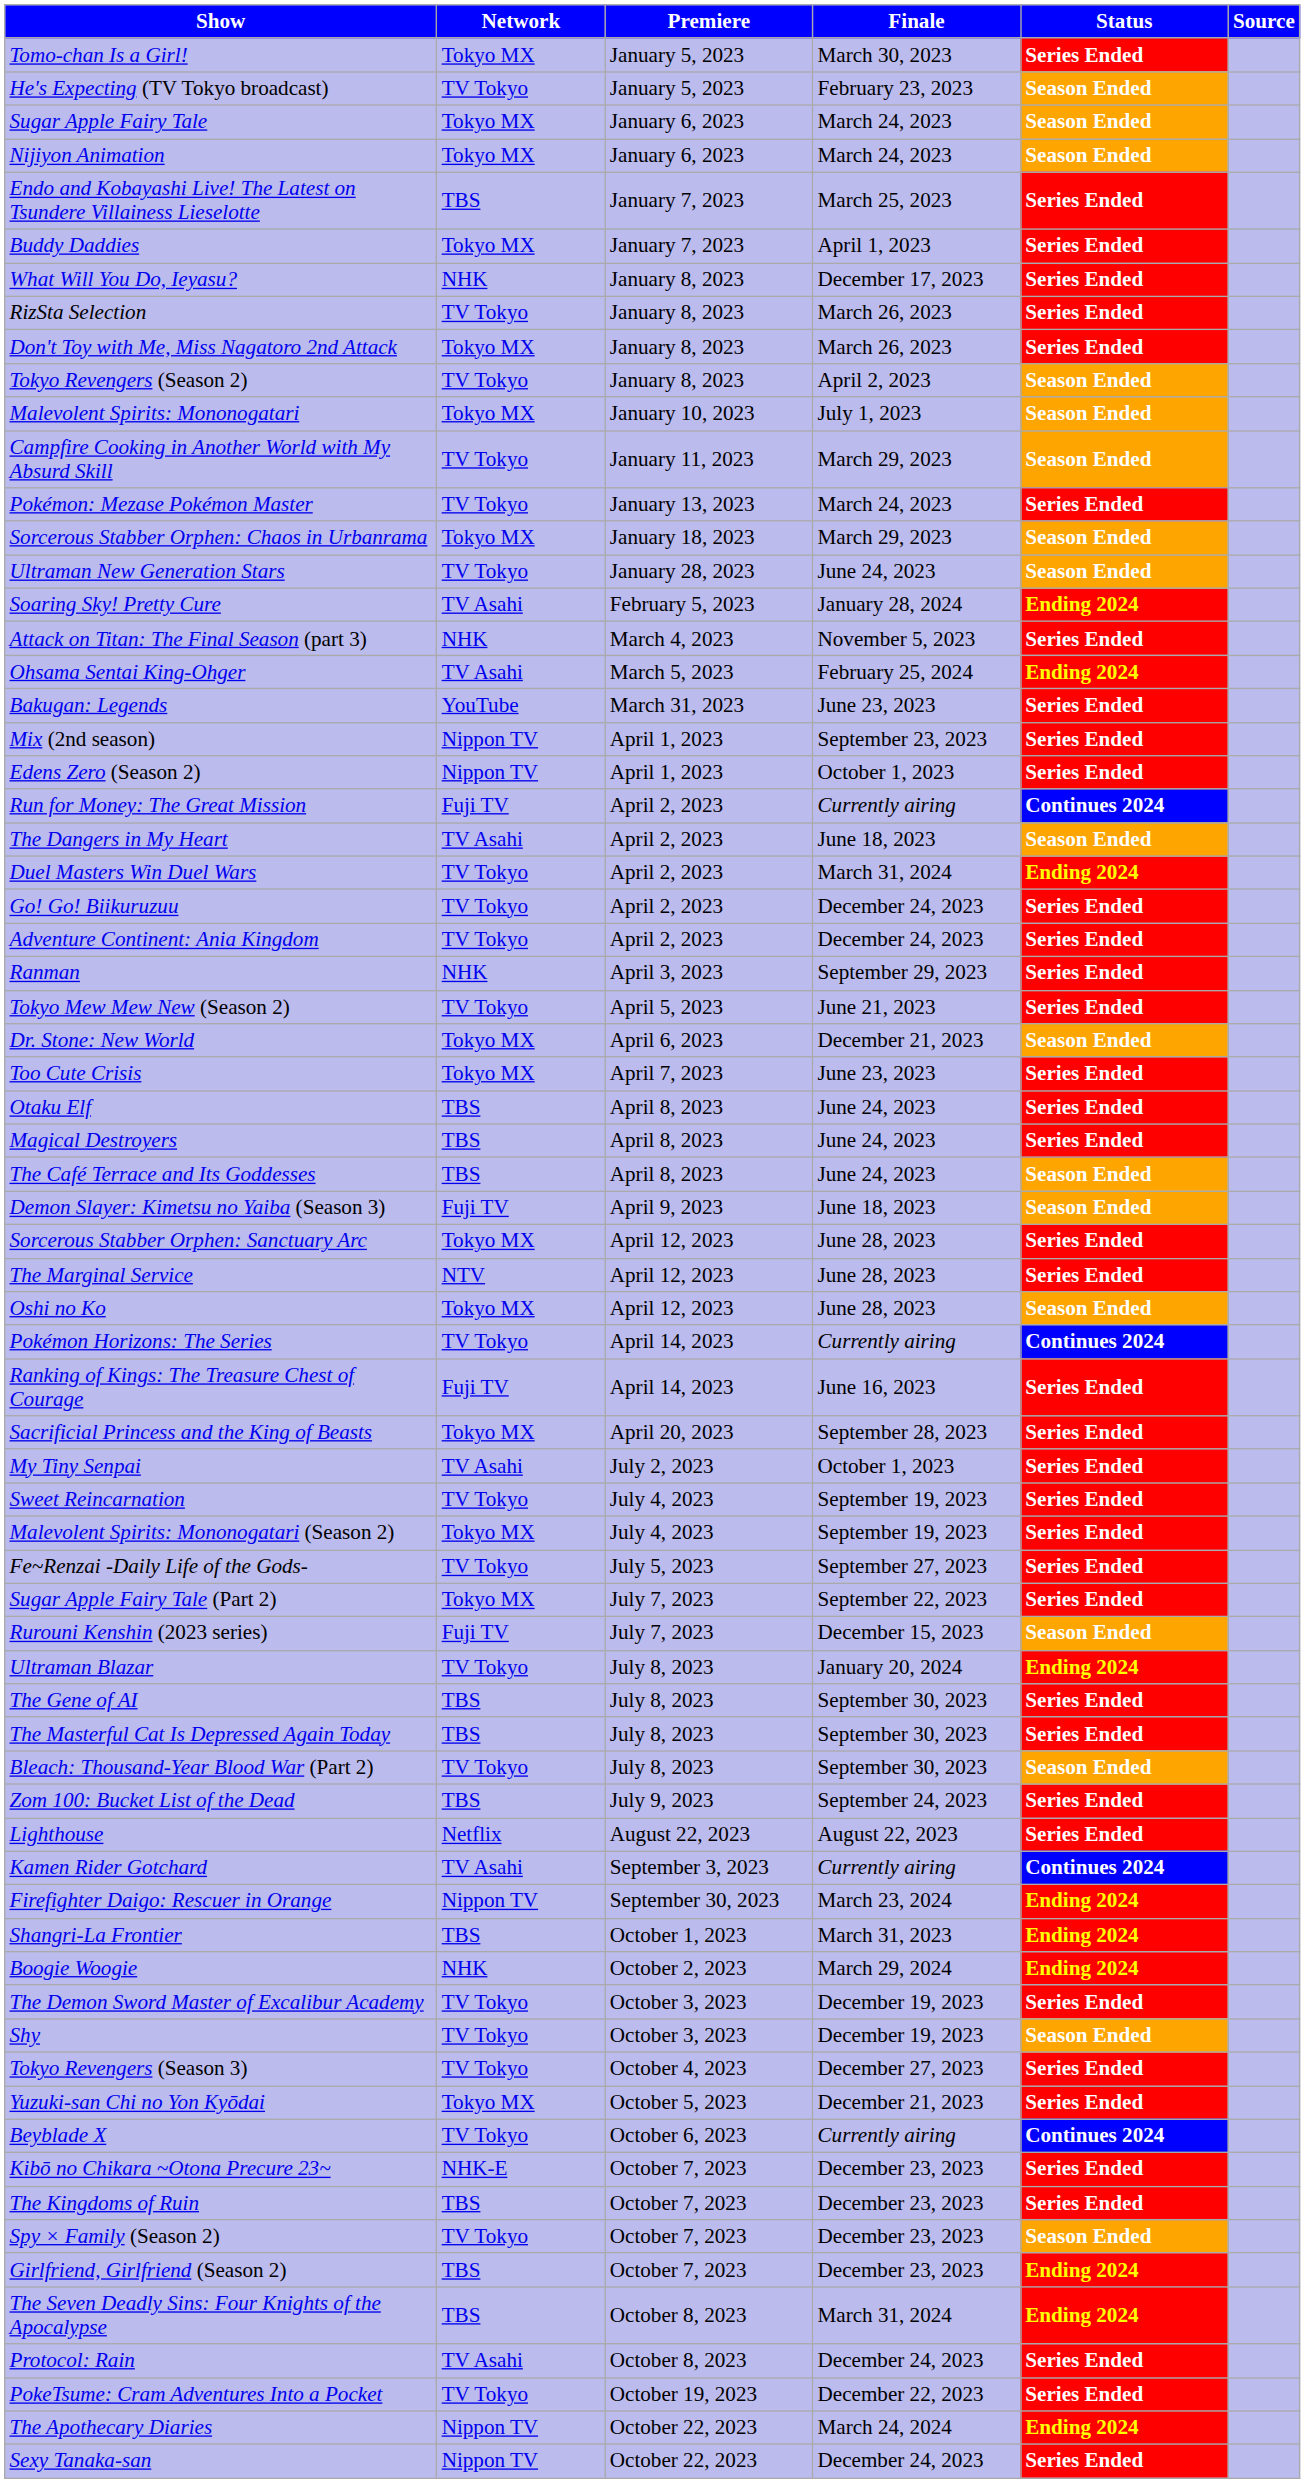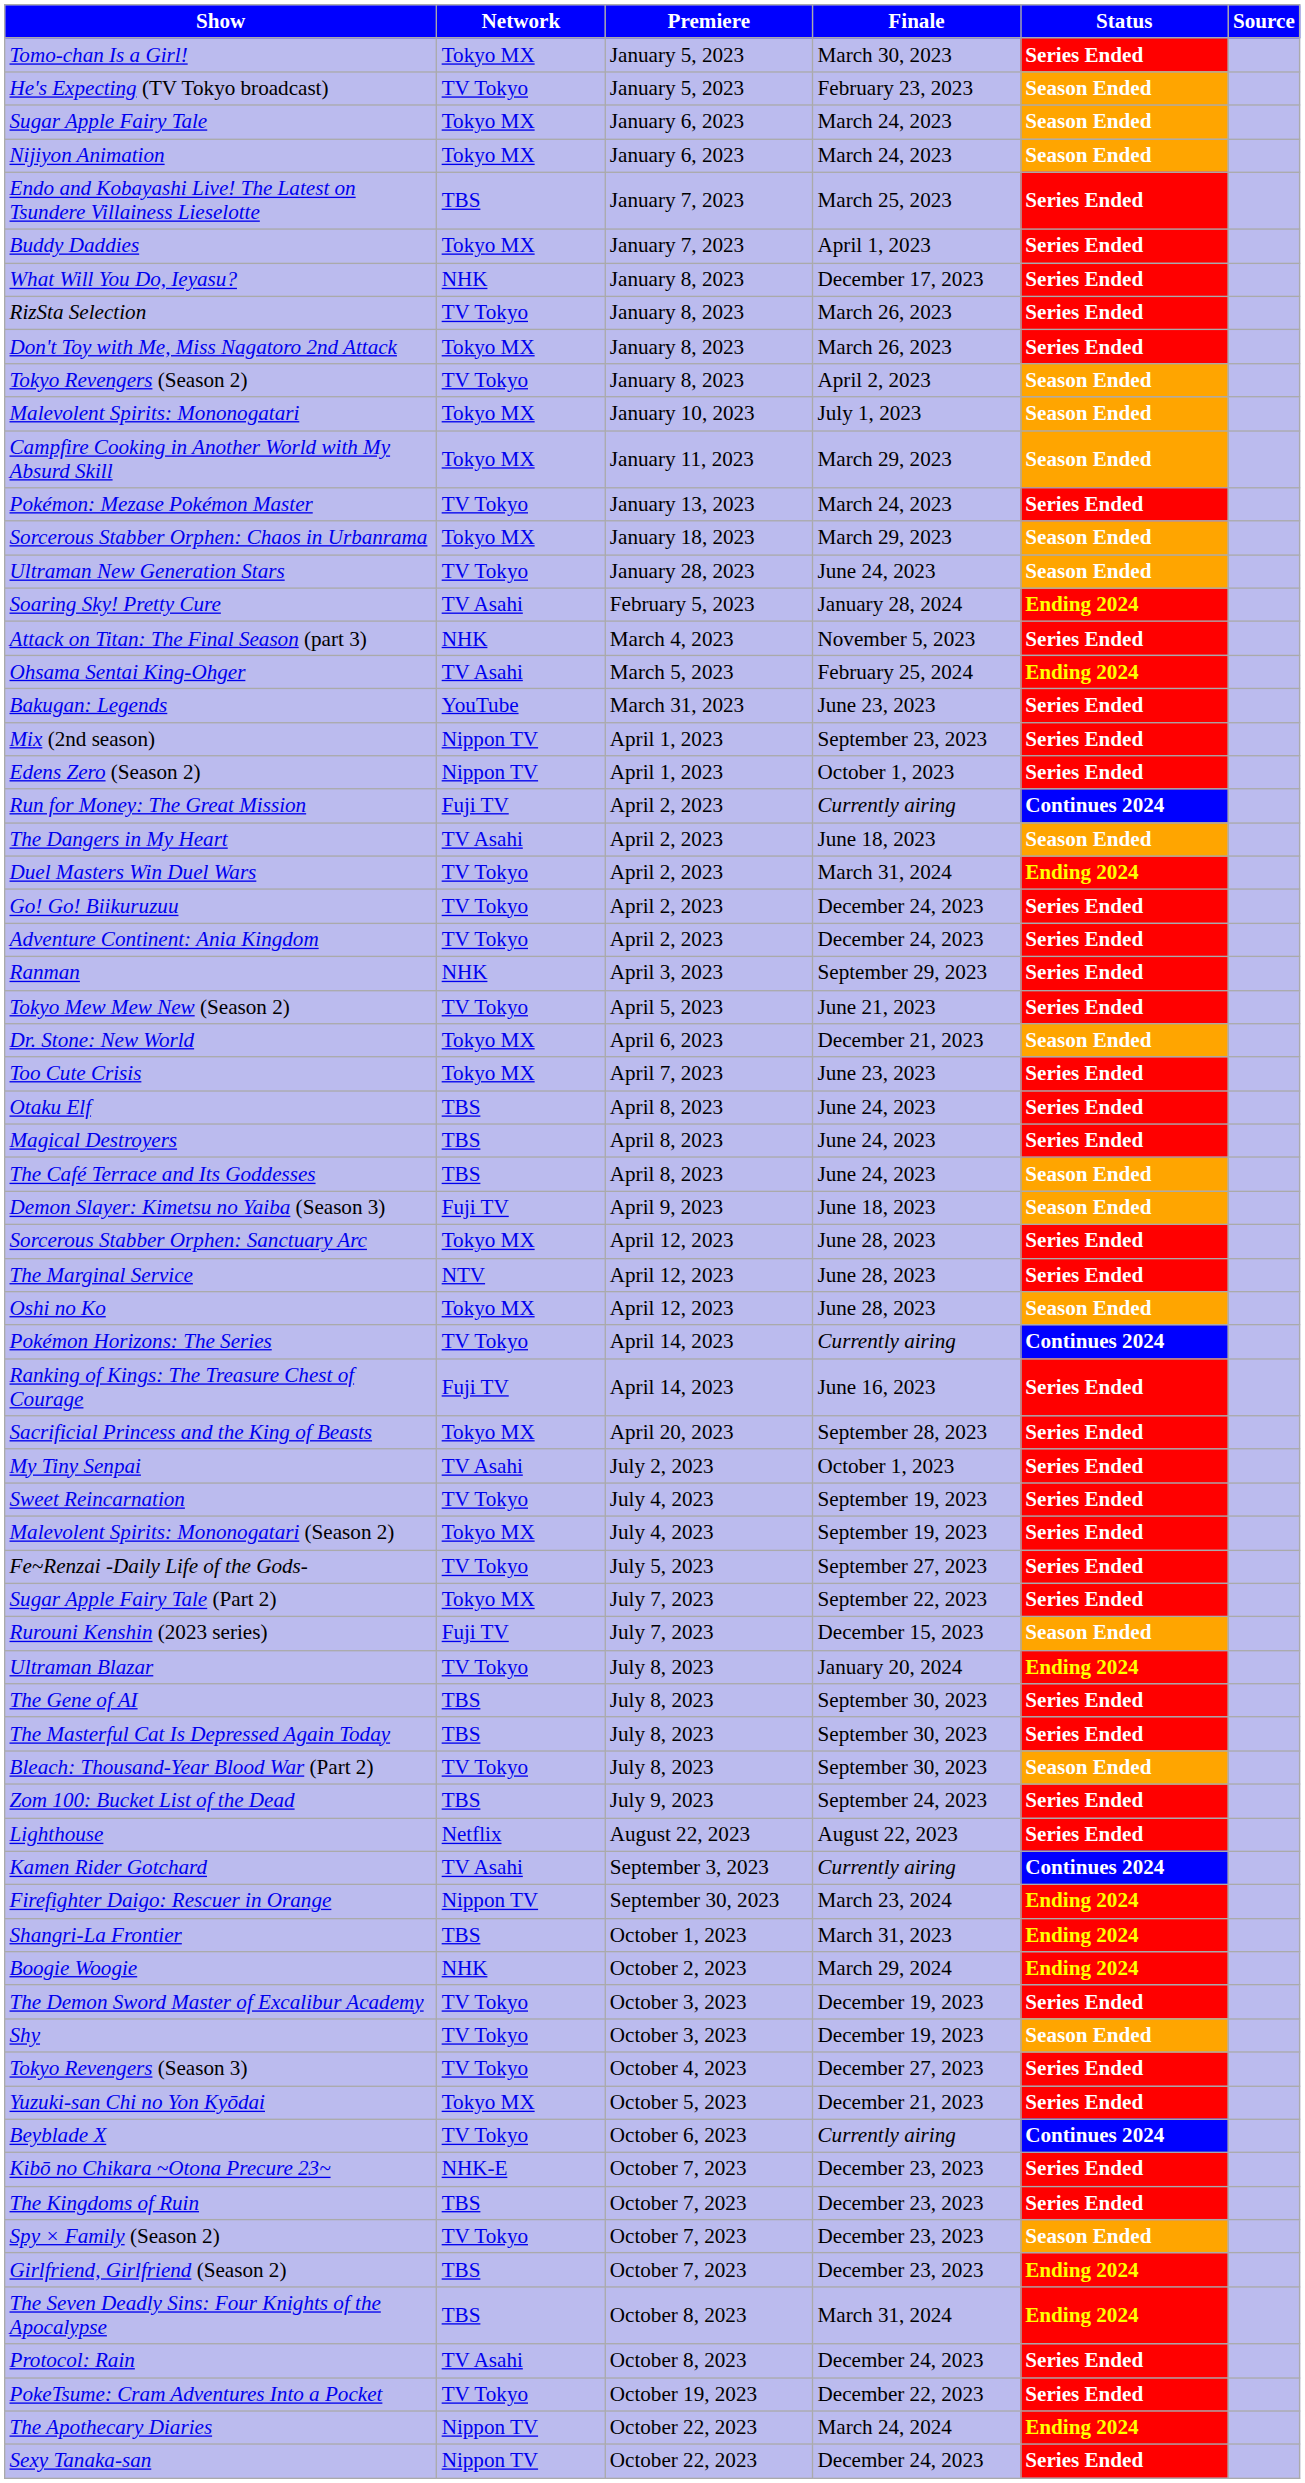(485, 458) TV Tokyo -> (488, 458) Tokyo MX
